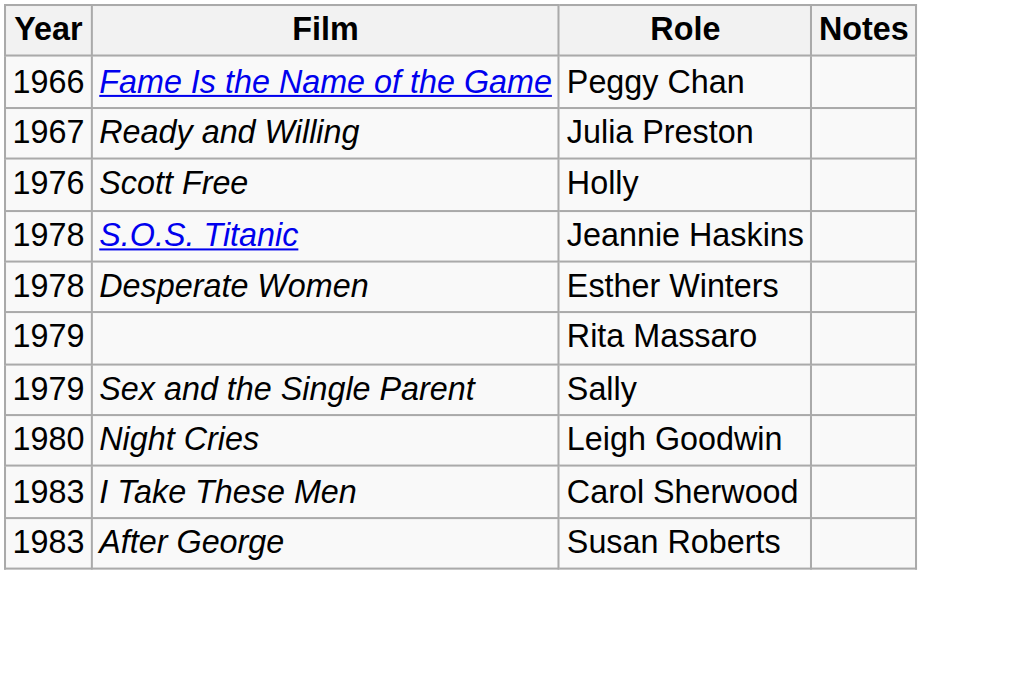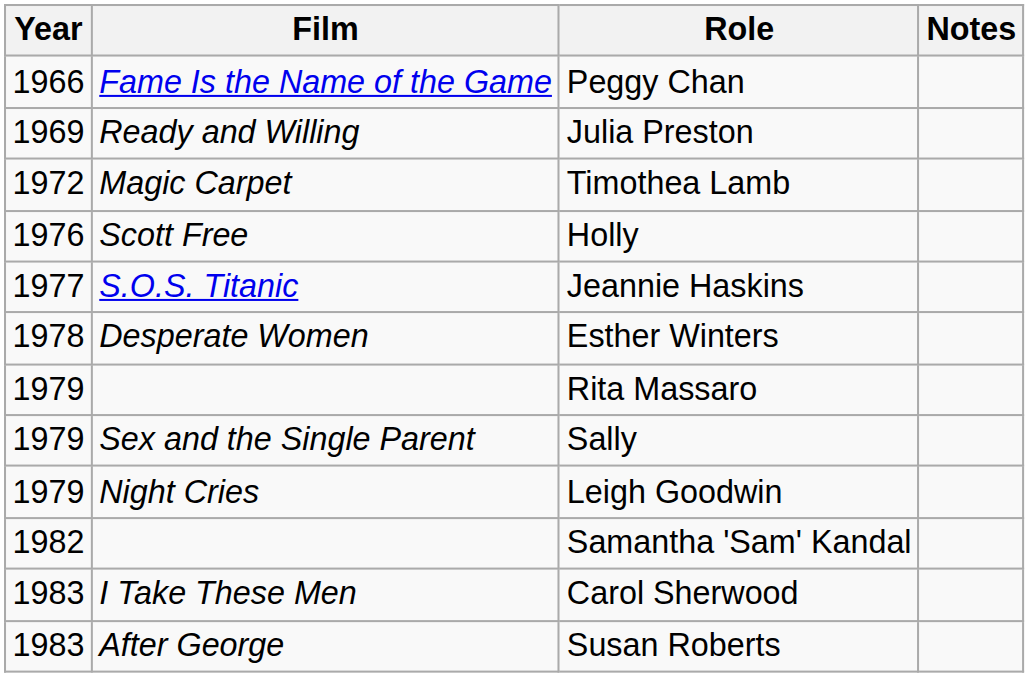(48, 132) 1967 -> (48, 132) 1969
+ row: (679, 183)
(48, 235) 1978 -> (48, 286) 1977
(48, 440) 1980 -> (48, 491) 1979
+ row: (739, 542)
